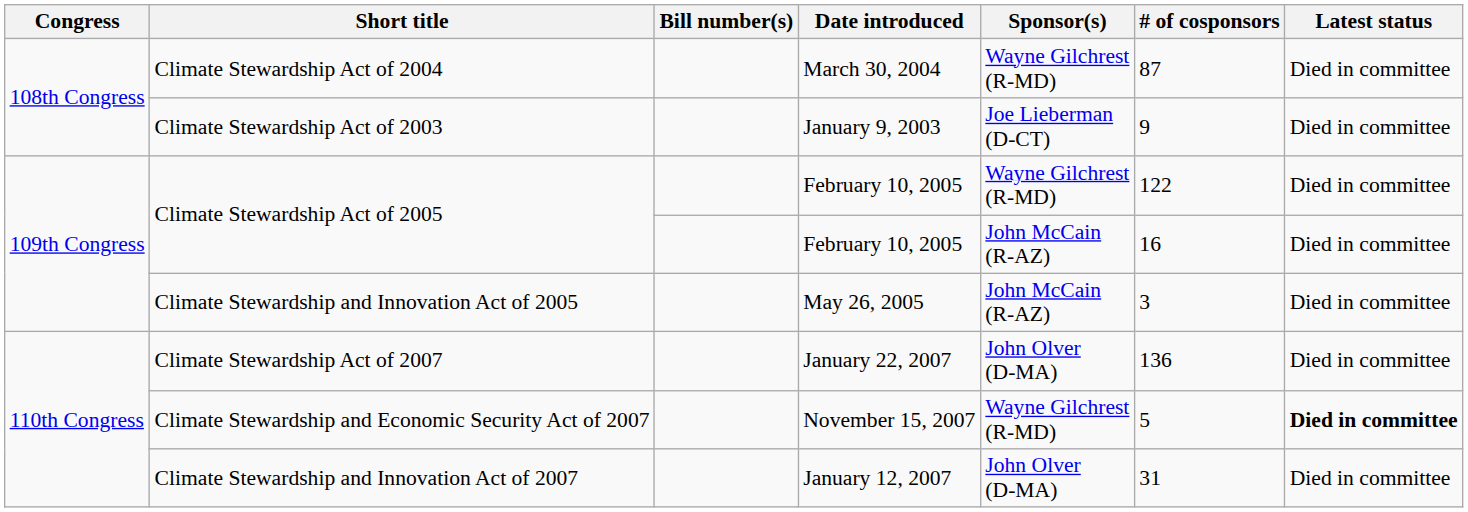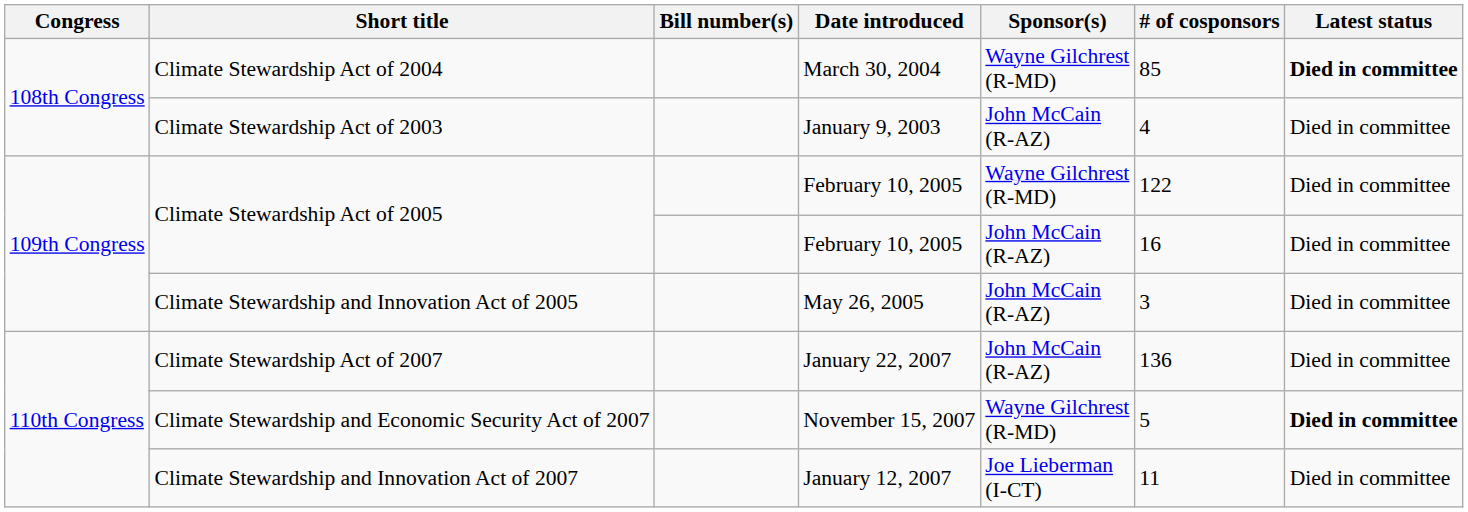(1150, 68) 87 -> (1150, 68) 85
(1370, 68) normal -> (1374, 68) bold
(1049, 126) Joe Lieberman (D-CT) -> (1043, 126) John McCain (R-AZ)
(1145, 126) 9 -> (1145, 126) 4
(1033, 360) John Olver (D-MA) -> (1043, 360) John McCain (R-AZ)
(1033, 477) John Olver (D-MA) -> (1049, 477) Joe Lieberman (I-CT)
(1150, 477) 31 -> (1150, 477) 11
